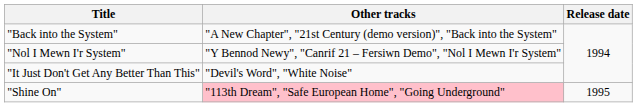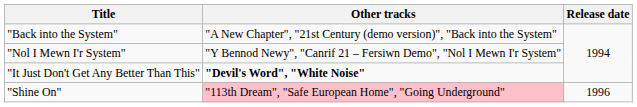(279, 73) normal -> (285, 73) bold
(598, 92) 1995 -> (598, 92) 1996
